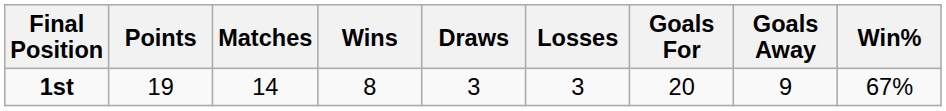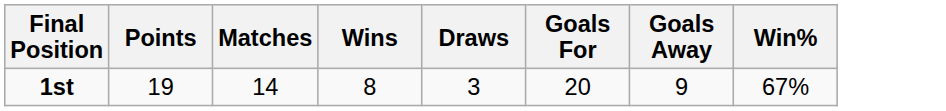- column: (578, 37)
